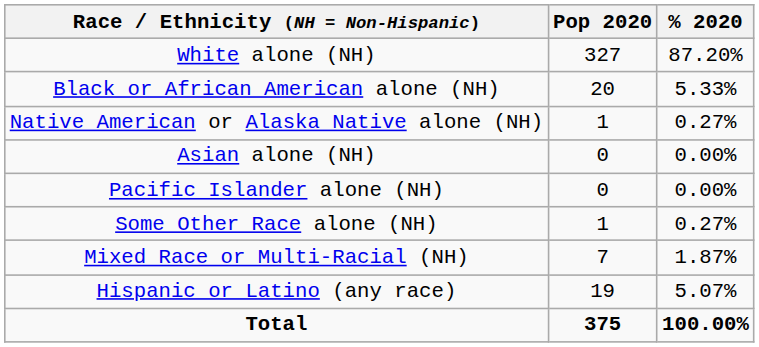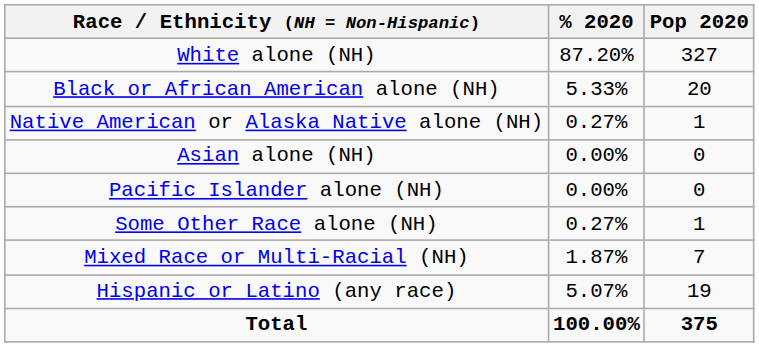columns swapped: (603, 22) <-> (705, 22)
